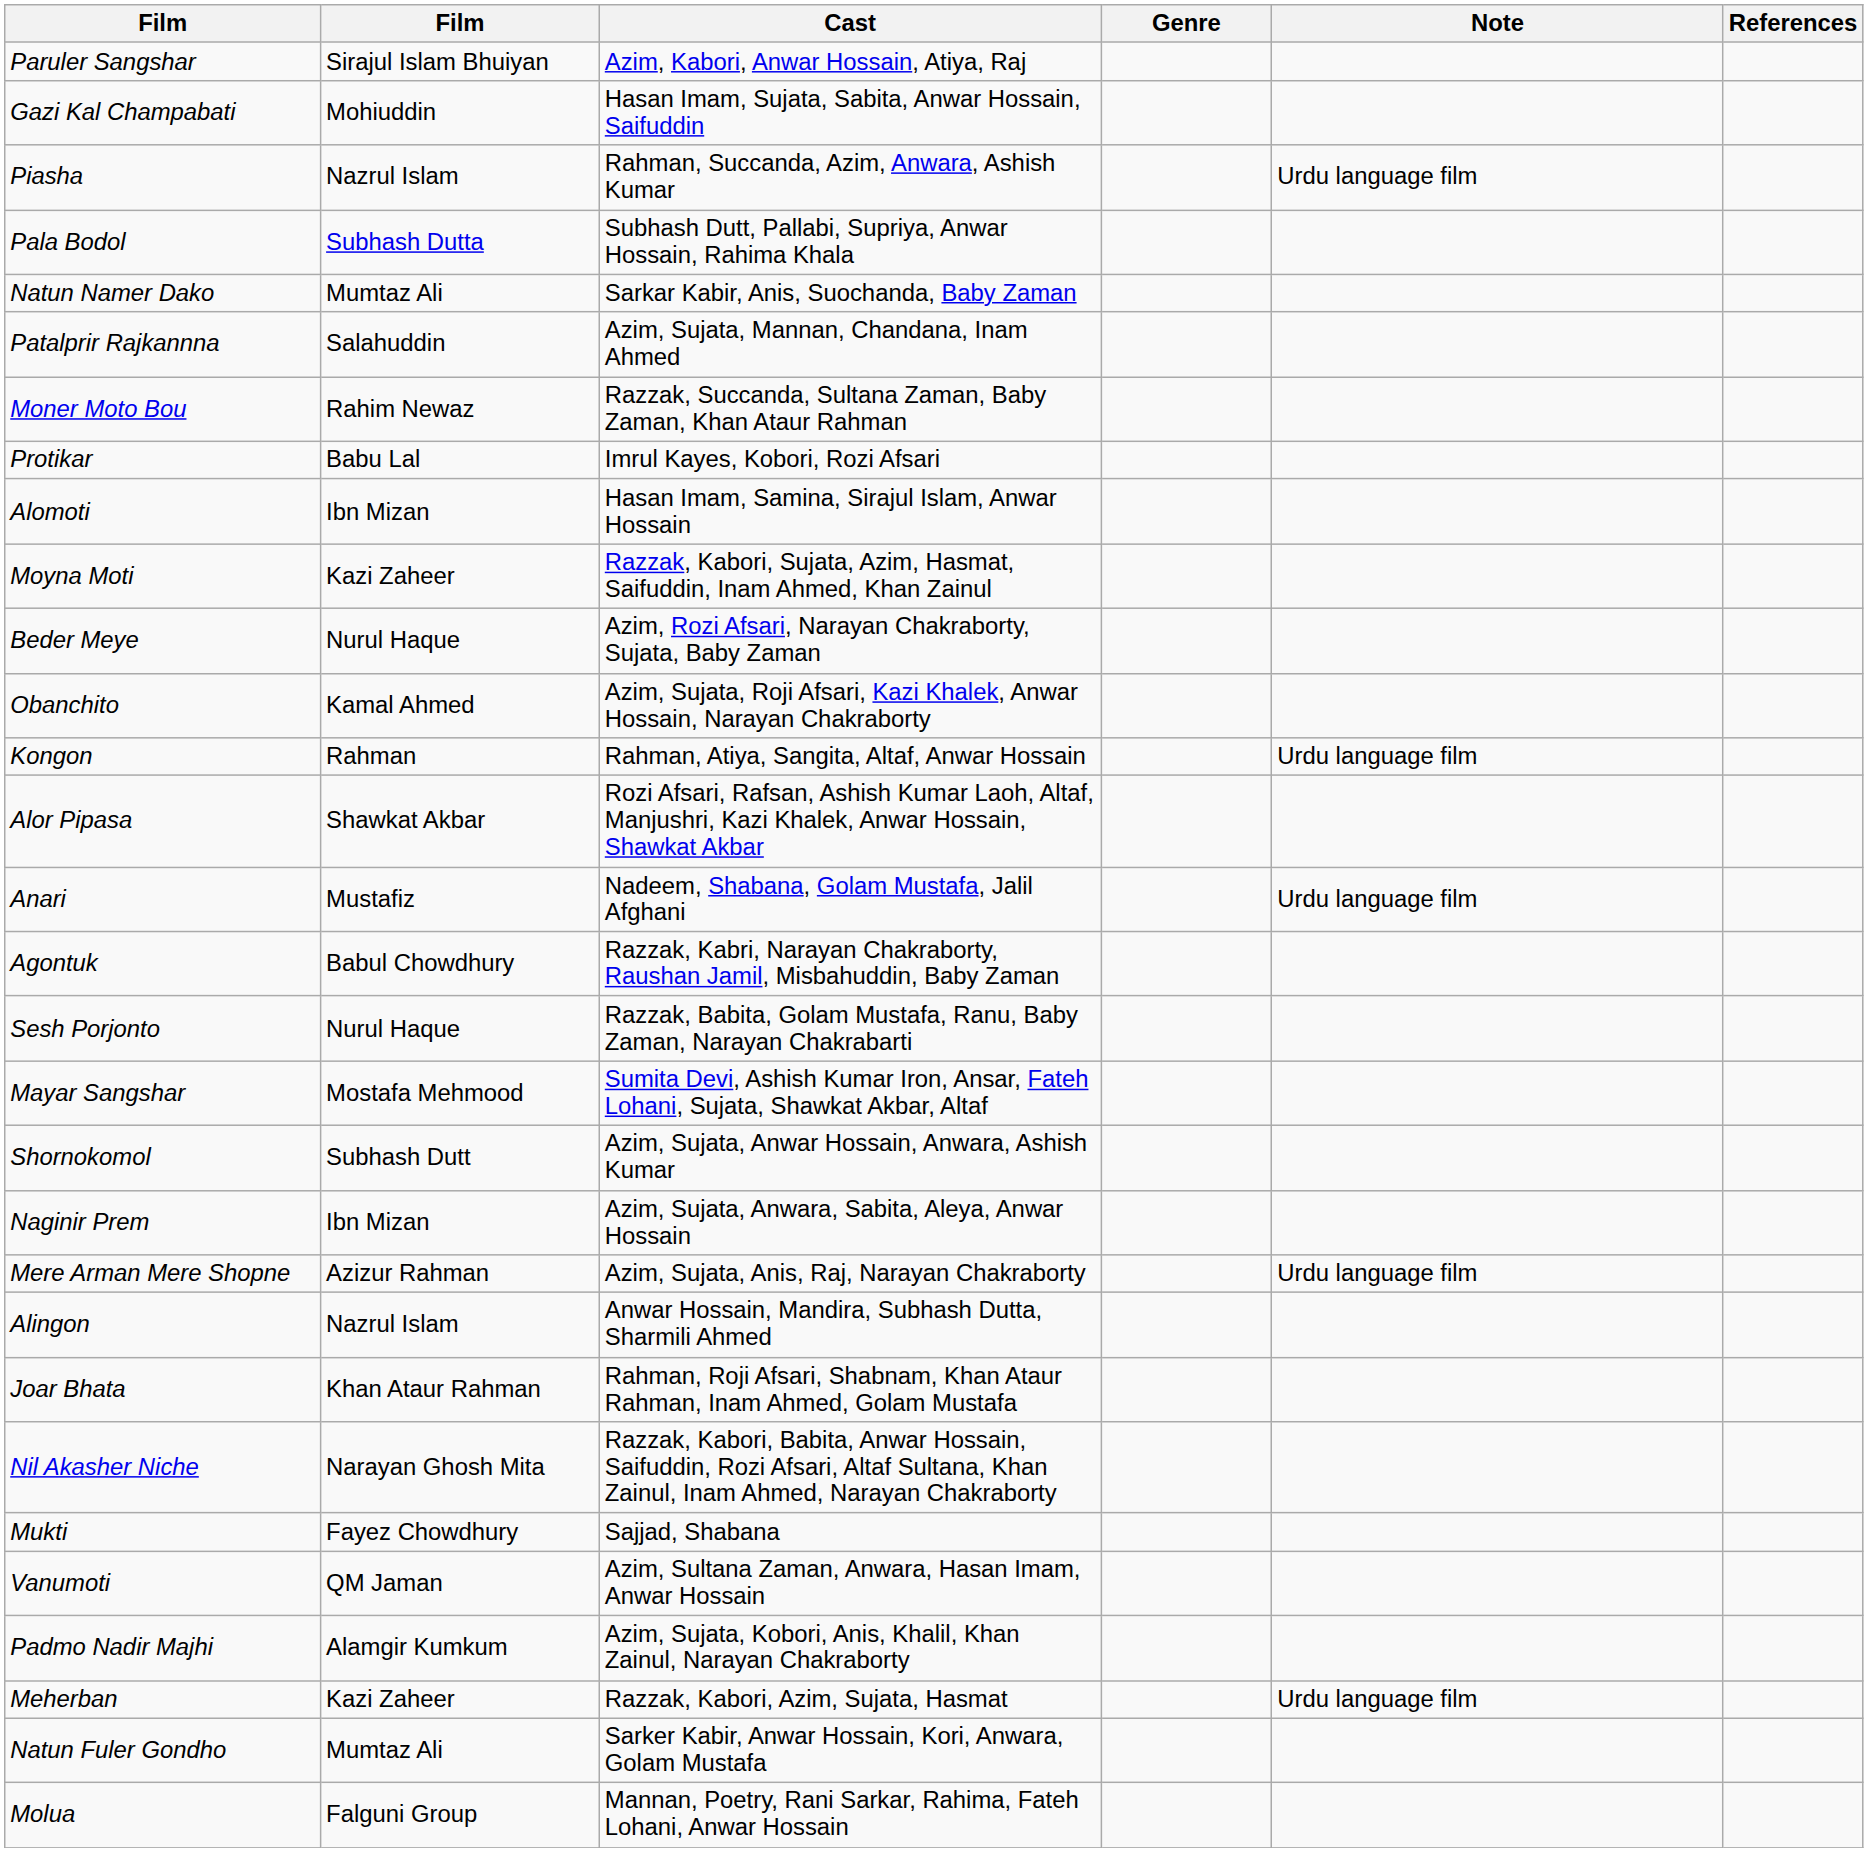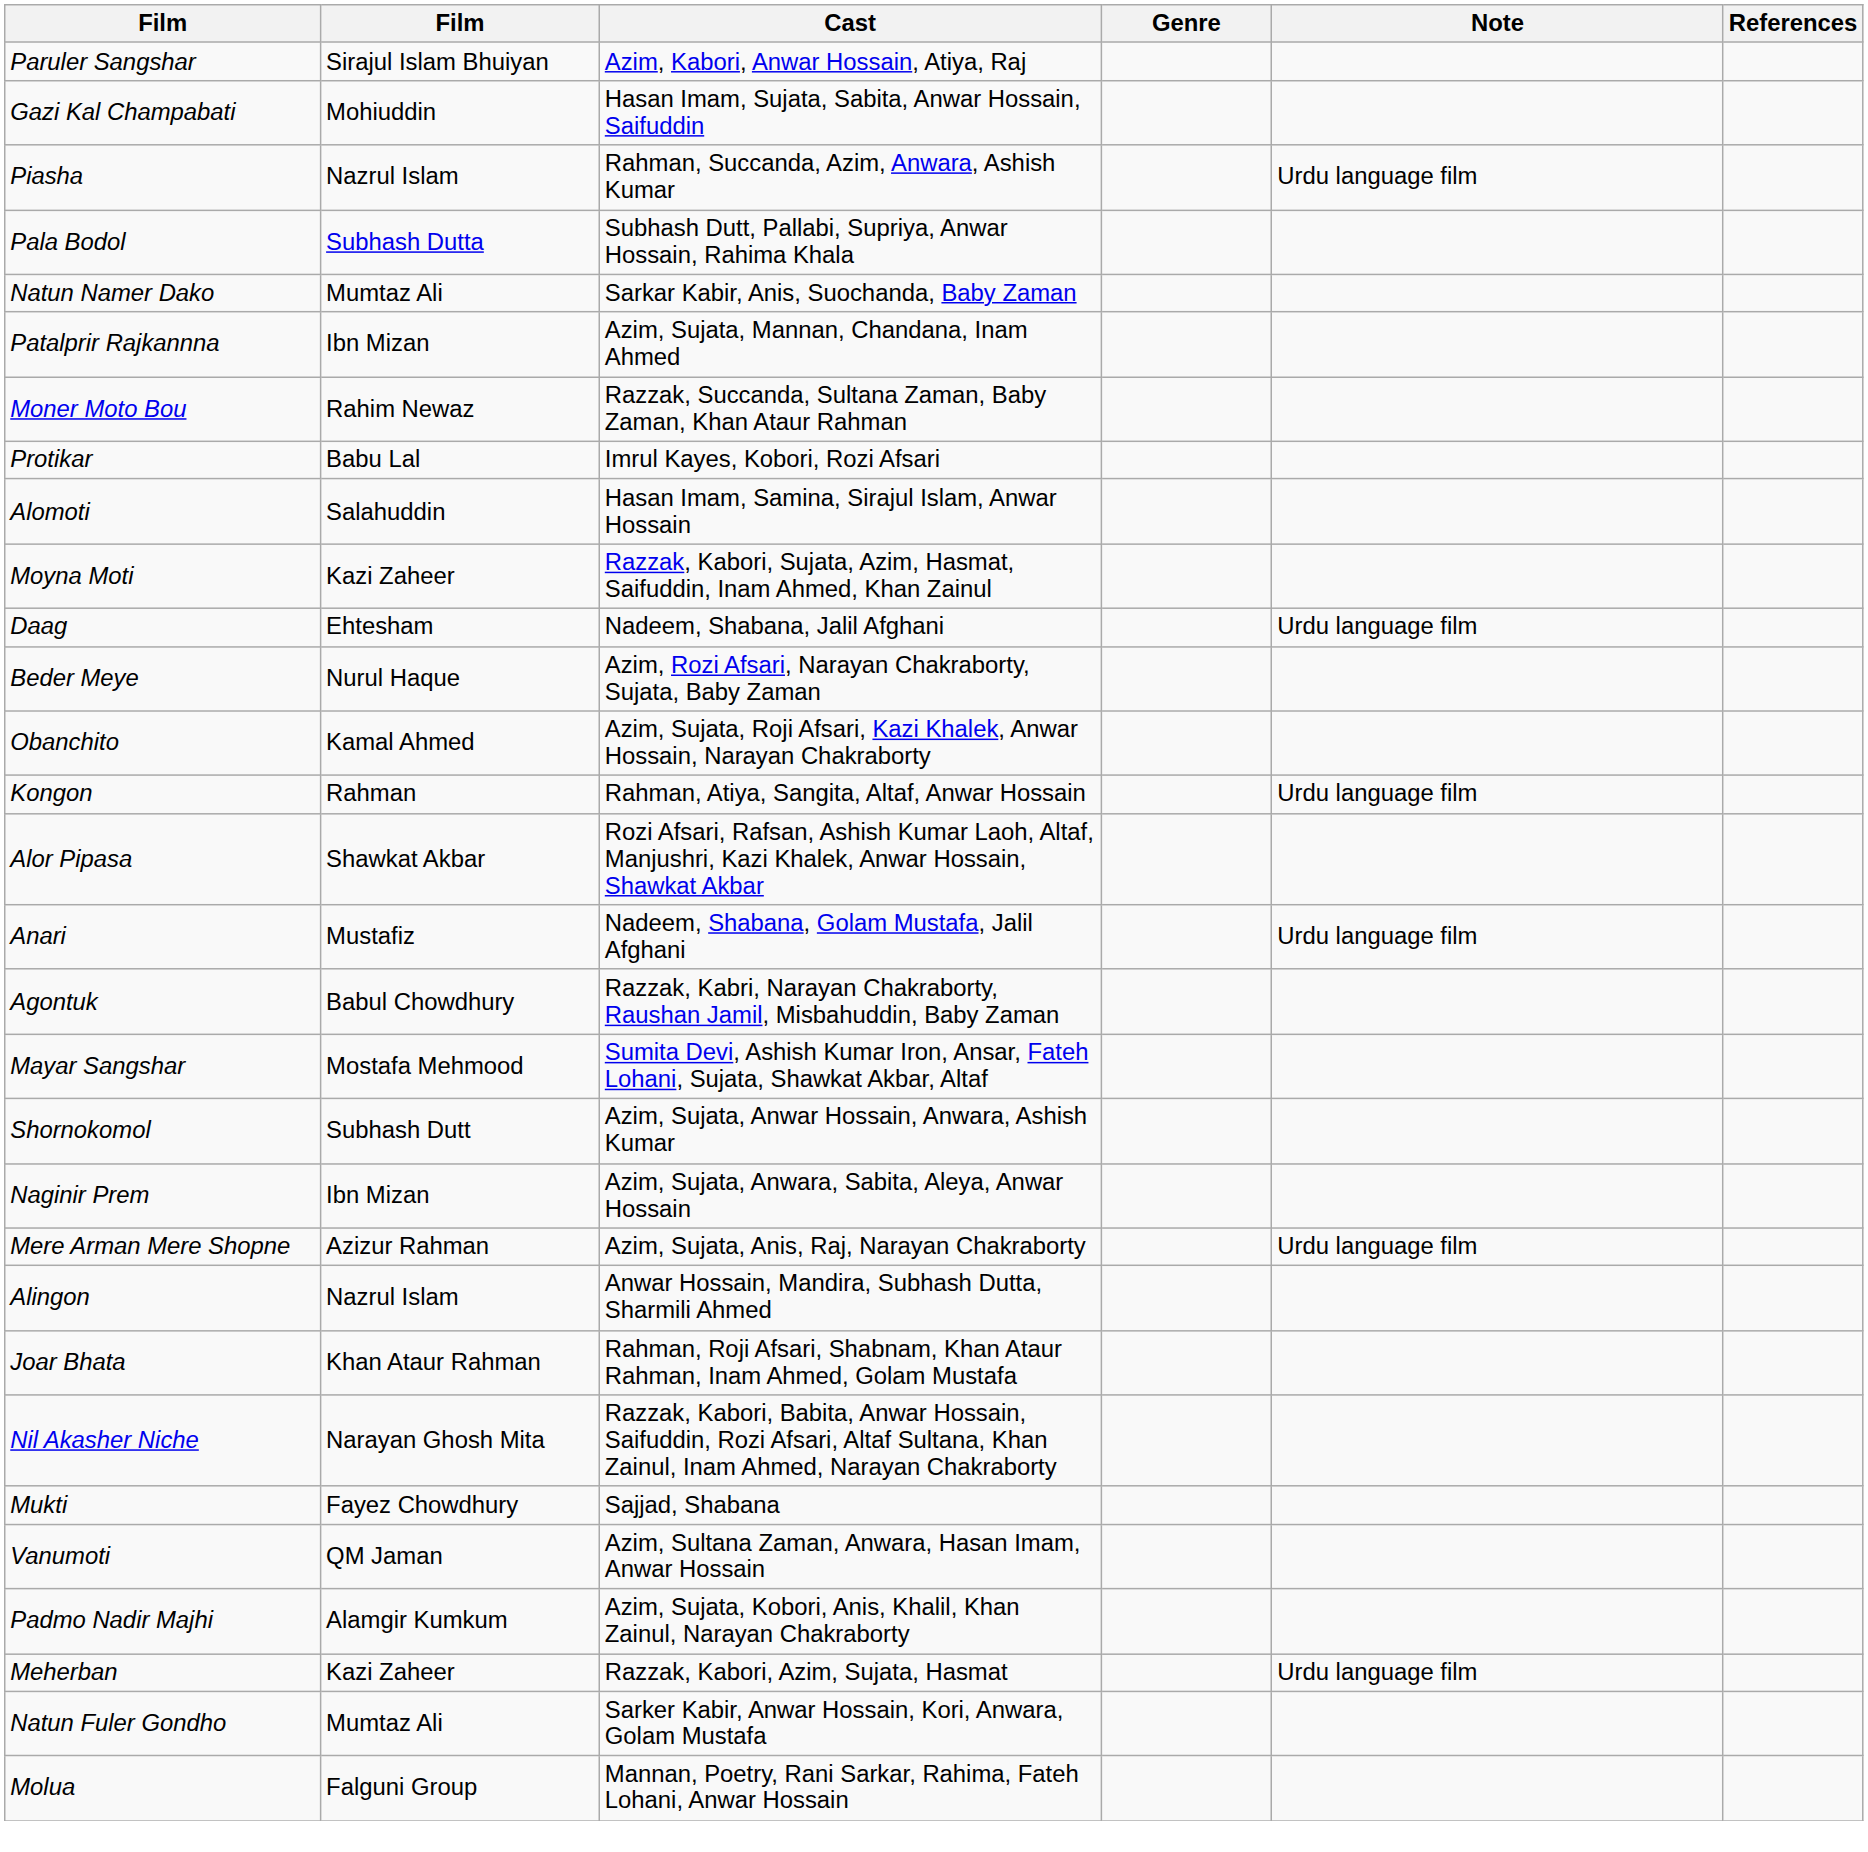(386, 344) Salahuddin -> (378, 344) Ibn Mizan
(378, 511) Ibn Mizan -> (386, 511) Salahuddin
+ row: (39, 627)
- row: (85, 1028)
